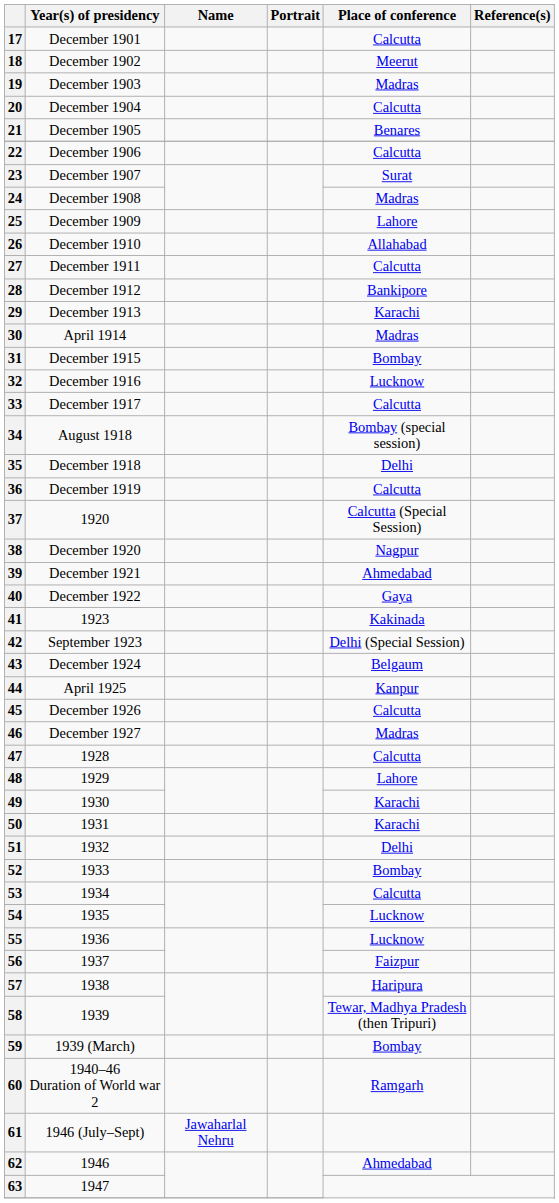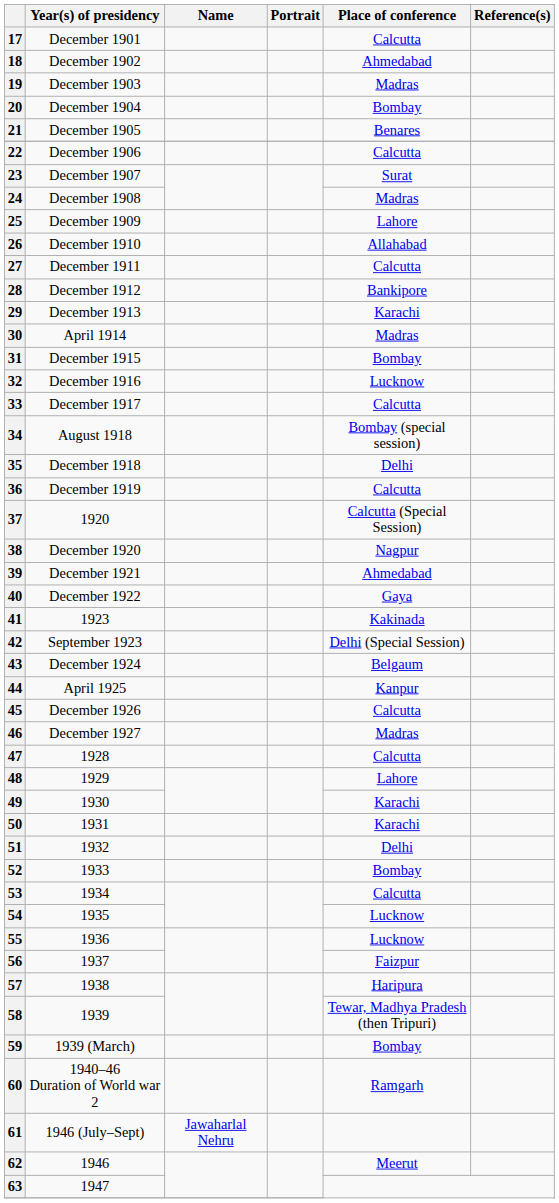(397, 61) Meerut -> (397, 61) Ahmedabad
(397, 107) Calcutta -> (397, 107) Bombay
(397, 1163) Ahmedabad -> (397, 1163) Meerut
